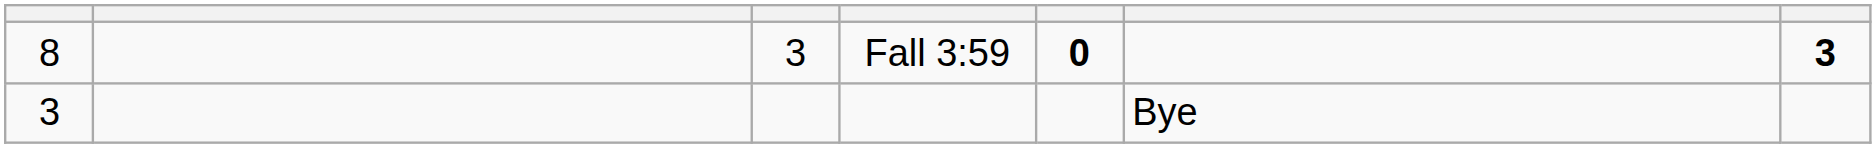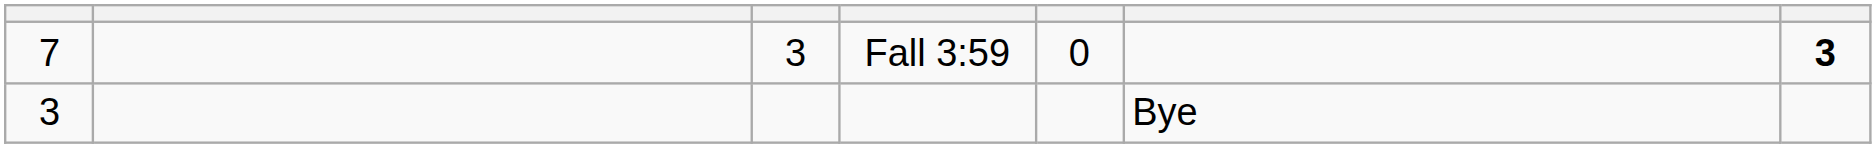(49, 52) 8 -> (49, 52) 7
(1079, 52) bold -> (1079, 52) normal
